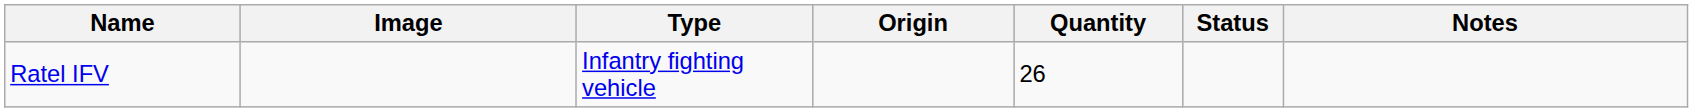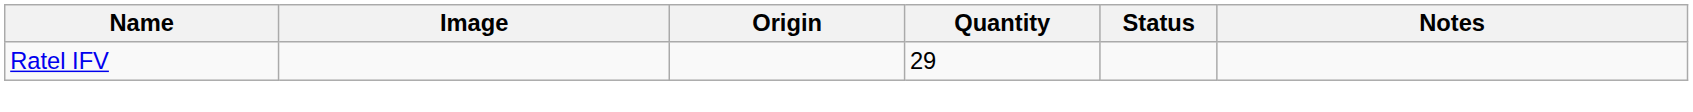- column: (694, 23)
(1033, 74) 26 -> (923, 60) 29
